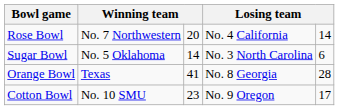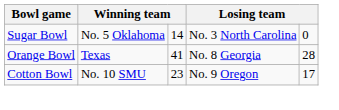- row: (35, 34)
(322, 54) 6 -> (306, 34) 0
